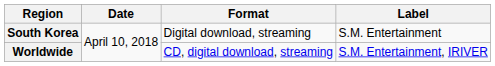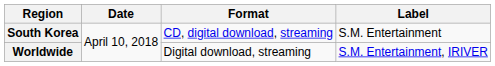(237, 33) Digital download, streaming -> (248, 33) CD, digital download, streaming
(248, 52) CD, digital download, streaming -> (237, 52) Digital download, streaming
